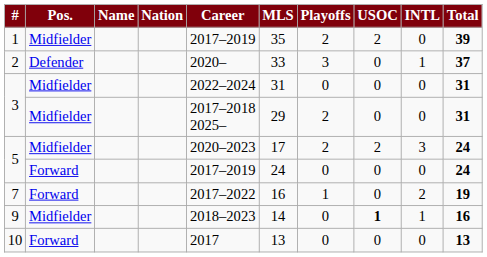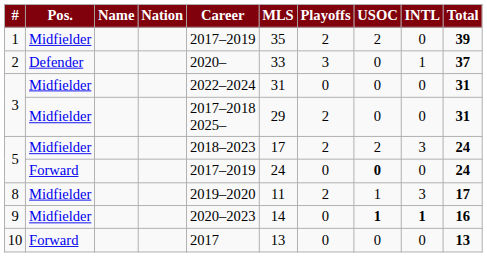(223, 147) 2020–2023 -> (223, 147) 2018–2023
(378, 170) normal -> (378, 170) bold
- row: (15, 194)
+ row: (15, 194)
(223, 217) 2018–2023 -> (223, 217) 2020–2023
(422, 217) normal -> (422, 217) bold
